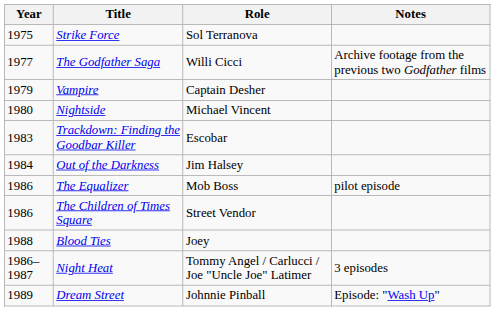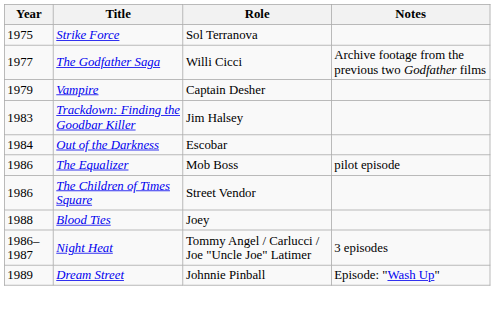- row: (81, 110)
(207, 137) Escobar -> (215, 117) Jim Halsey
(215, 165) Jim Halsey -> (207, 144) Escobar
